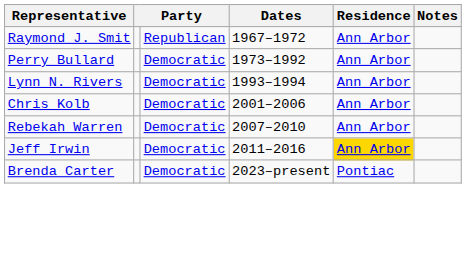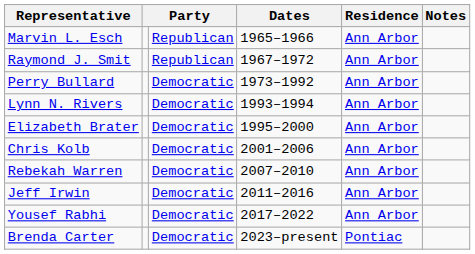+ row: (65, 38)
+ row: (73, 127)
(374, 149) gold background -> (382, 194) no background
+ row: (57, 216)
